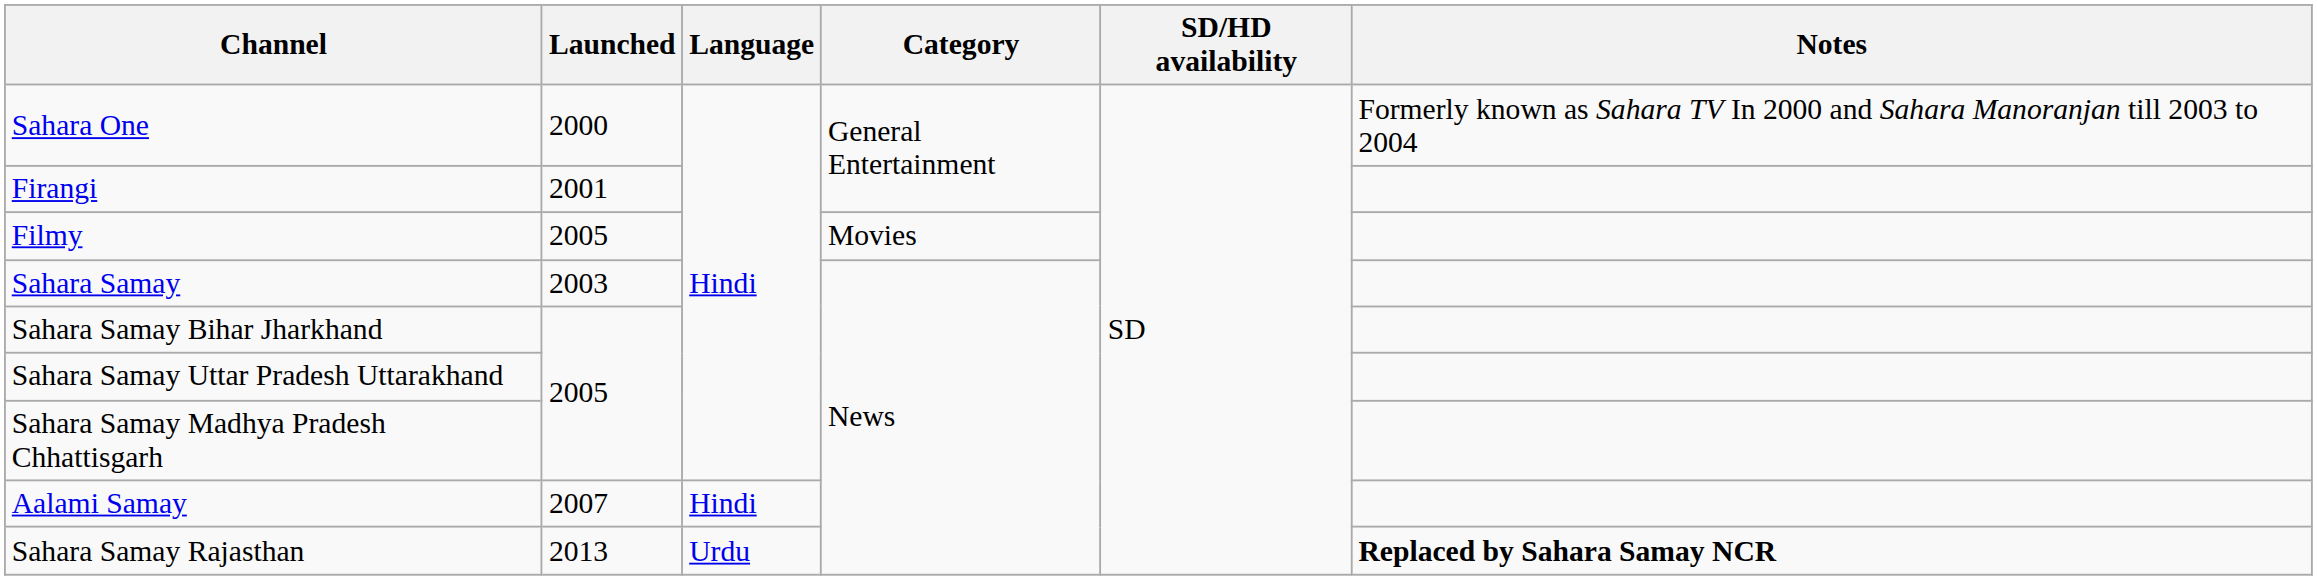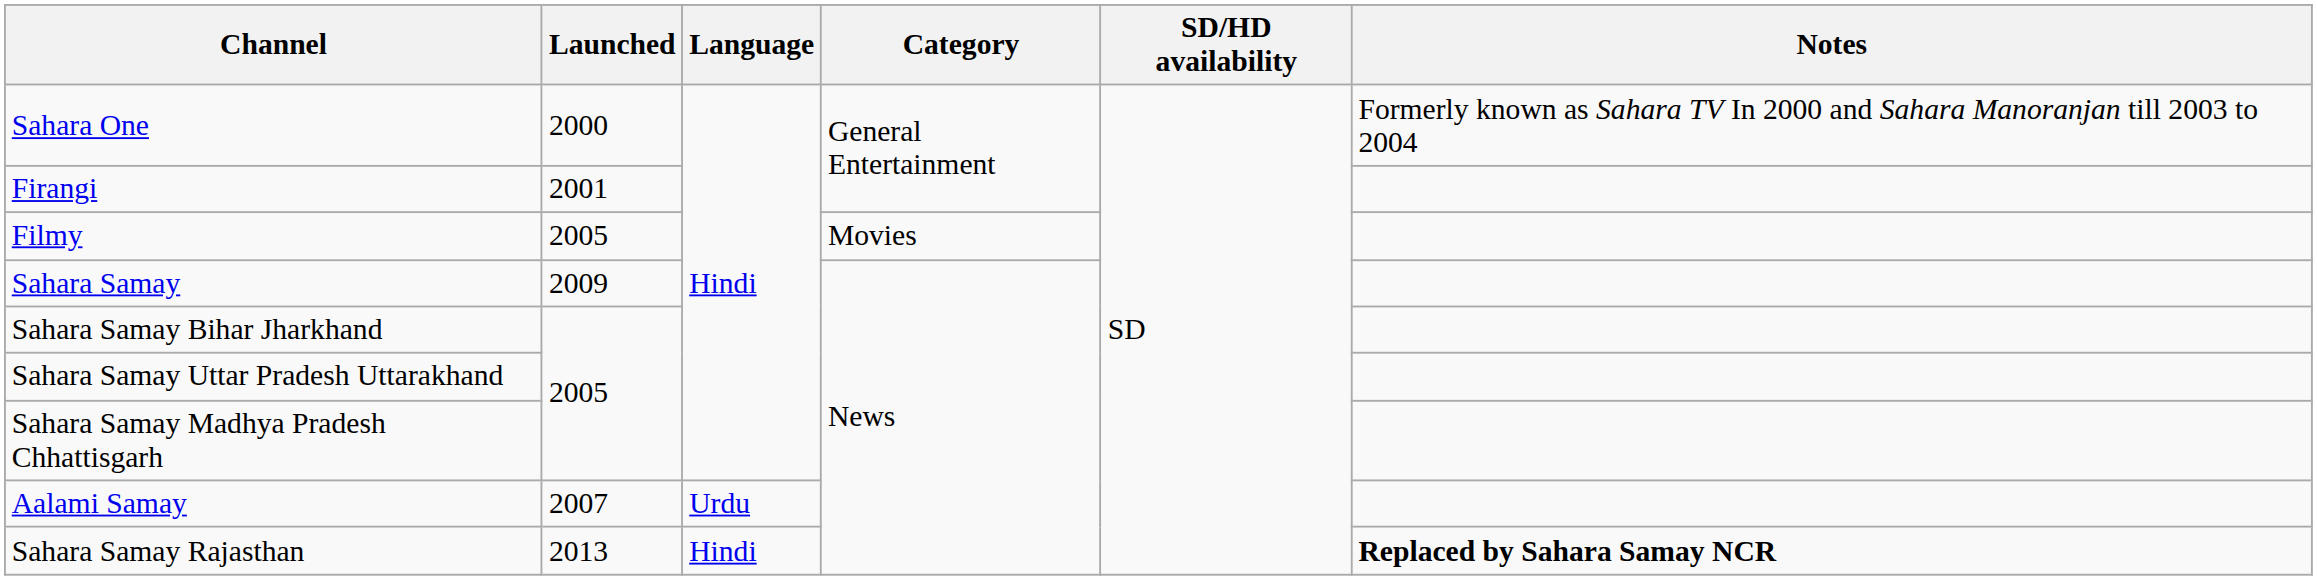(579, 282) 2003 -> (579, 282) 2009
(723, 503) Hindi -> (720, 503) Urdu
(720, 550) Urdu -> (723, 550) Hindi
